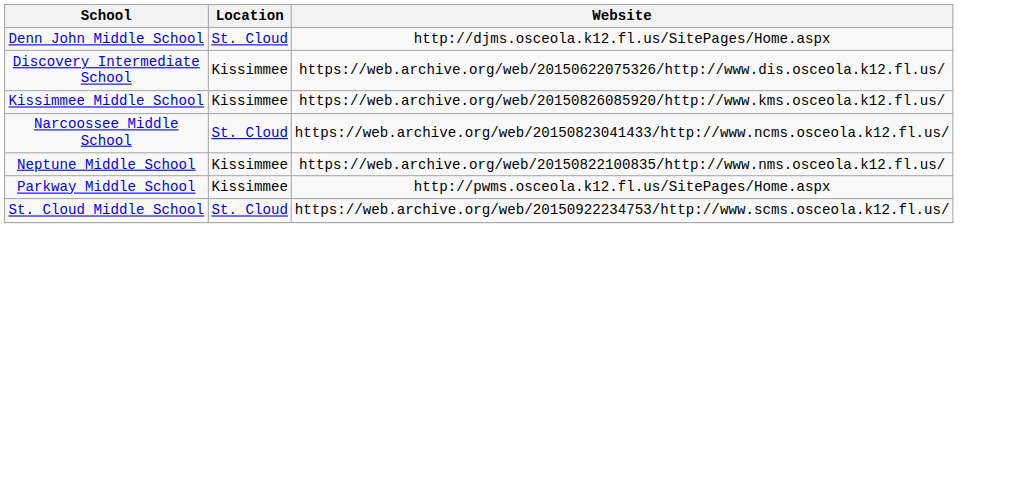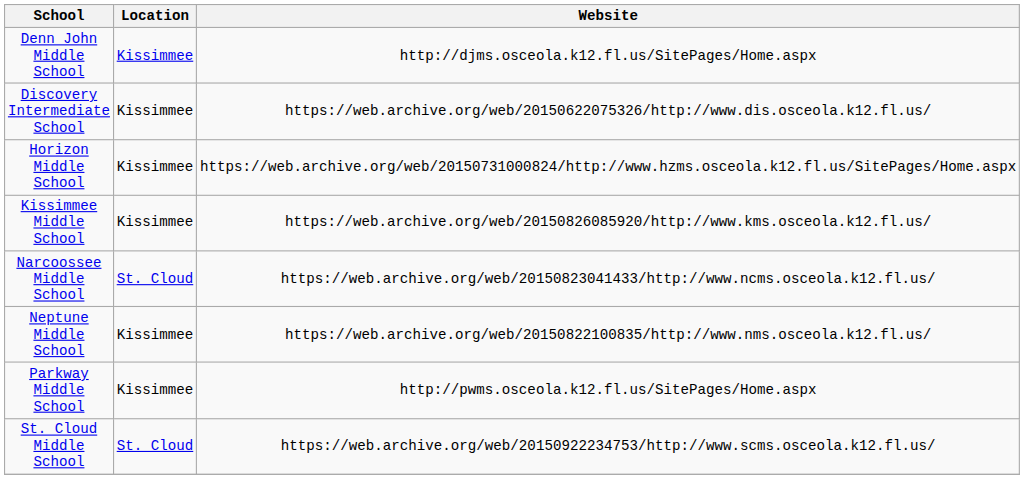(250, 39) St. Cloud -> (155, 56) Kissimmee
+ row: (59, 167)
